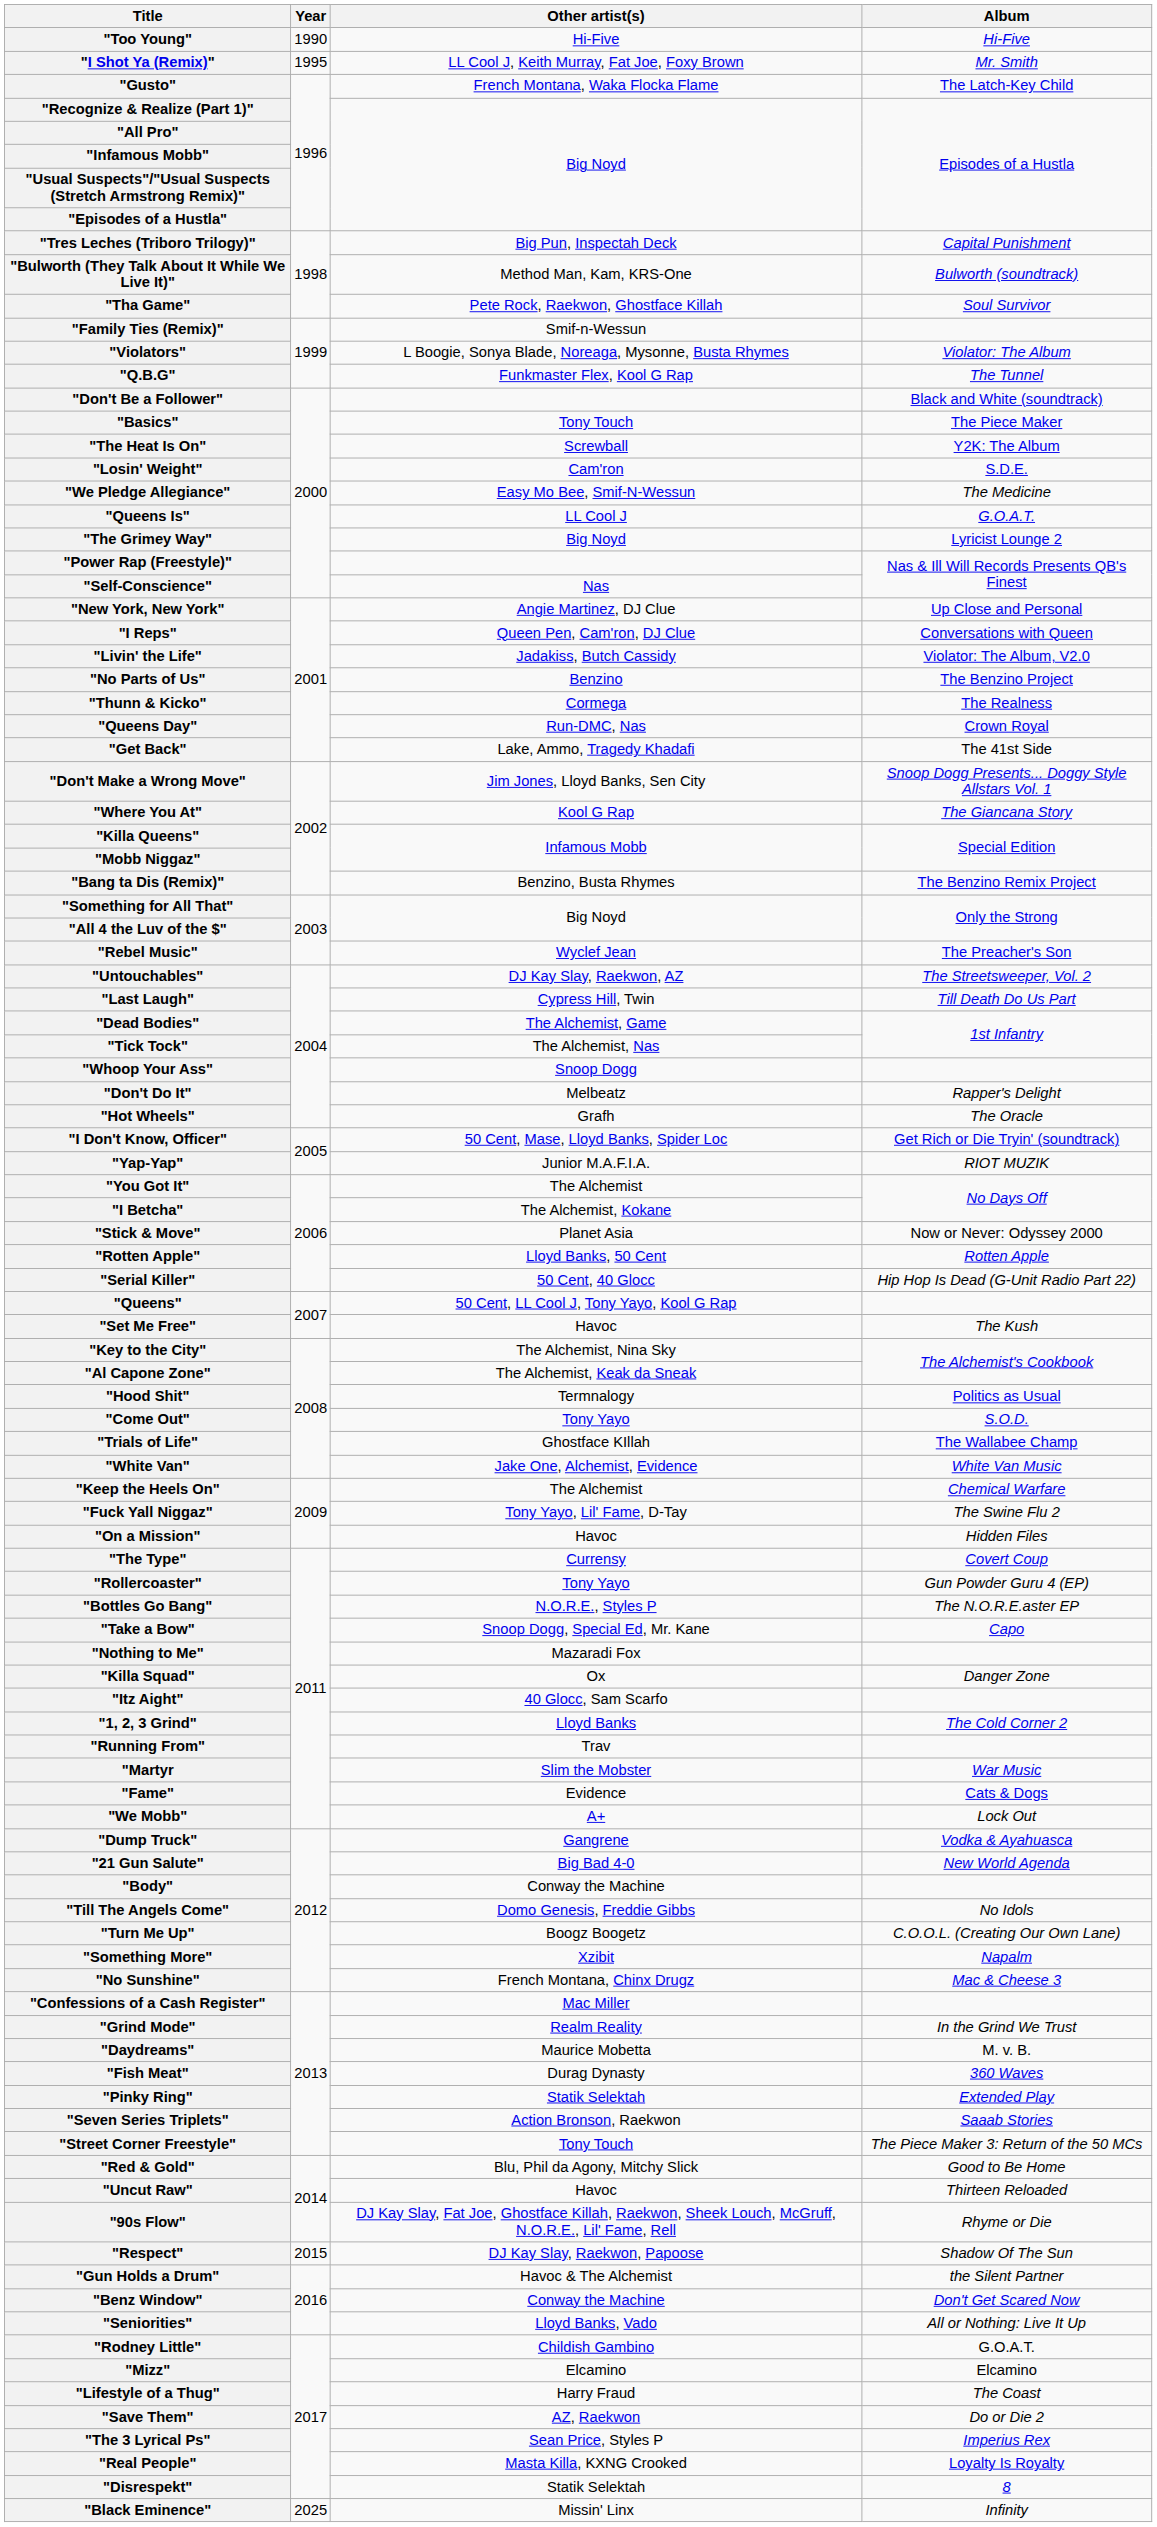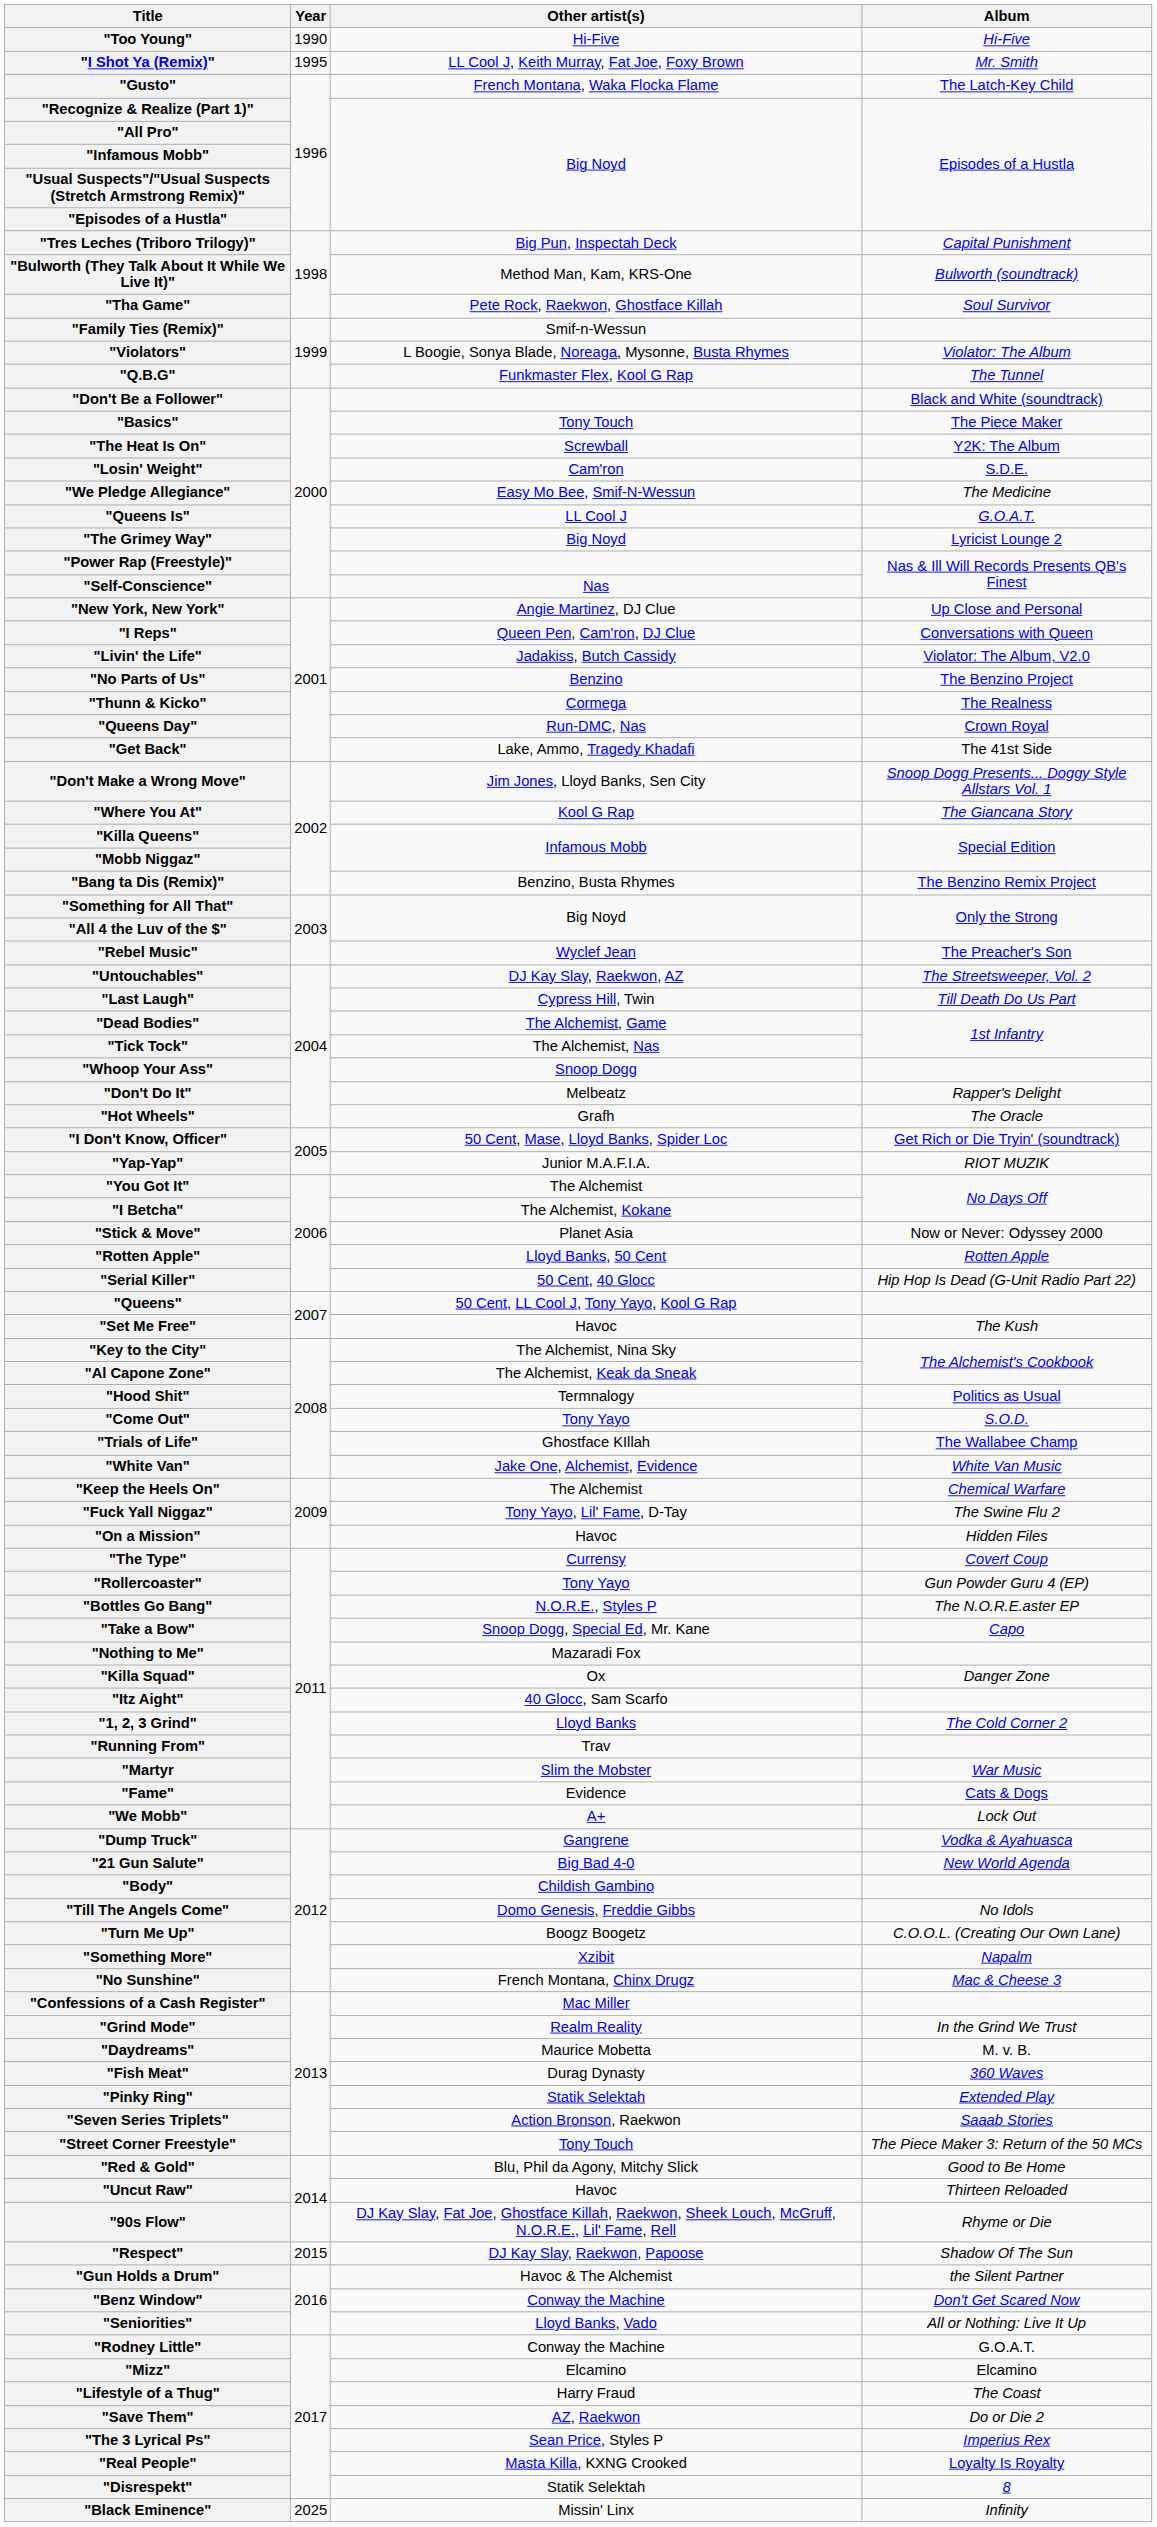(596, 1886) Conway the Machine -> (596, 1886) Childish Gambino
(596, 2346) Childish Gambino -> (596, 2346) Conway the Machine
